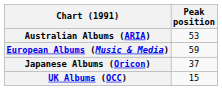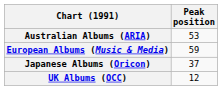(194, 78) 15 -> (194, 78) 12
